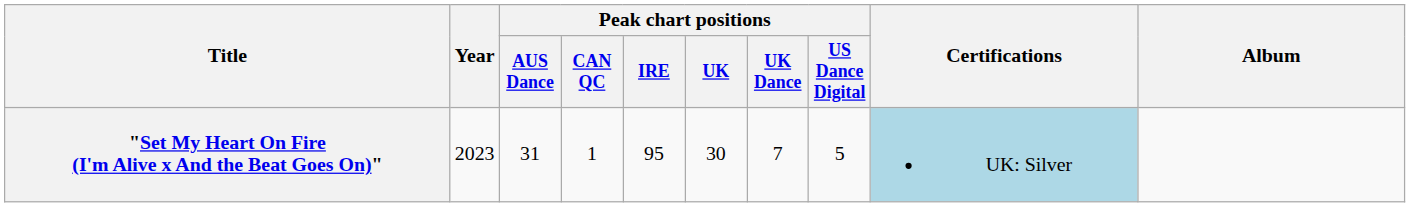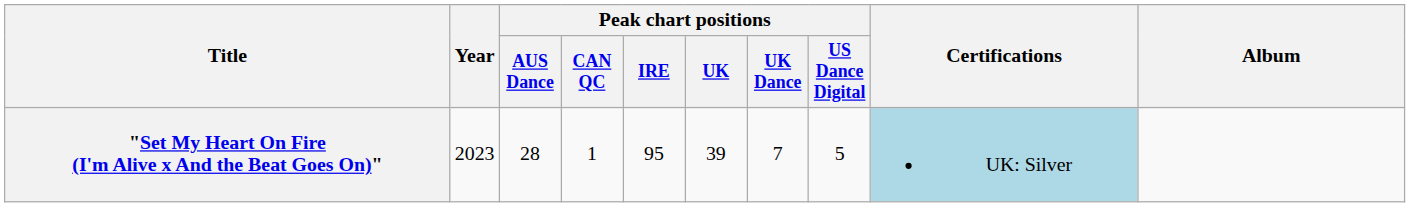(530, 154) 31 -> (530, 154) 28
(716, 154) 30 -> (716, 154) 39
